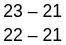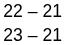rows swapped: (33, 35) <-> (33, 11)
